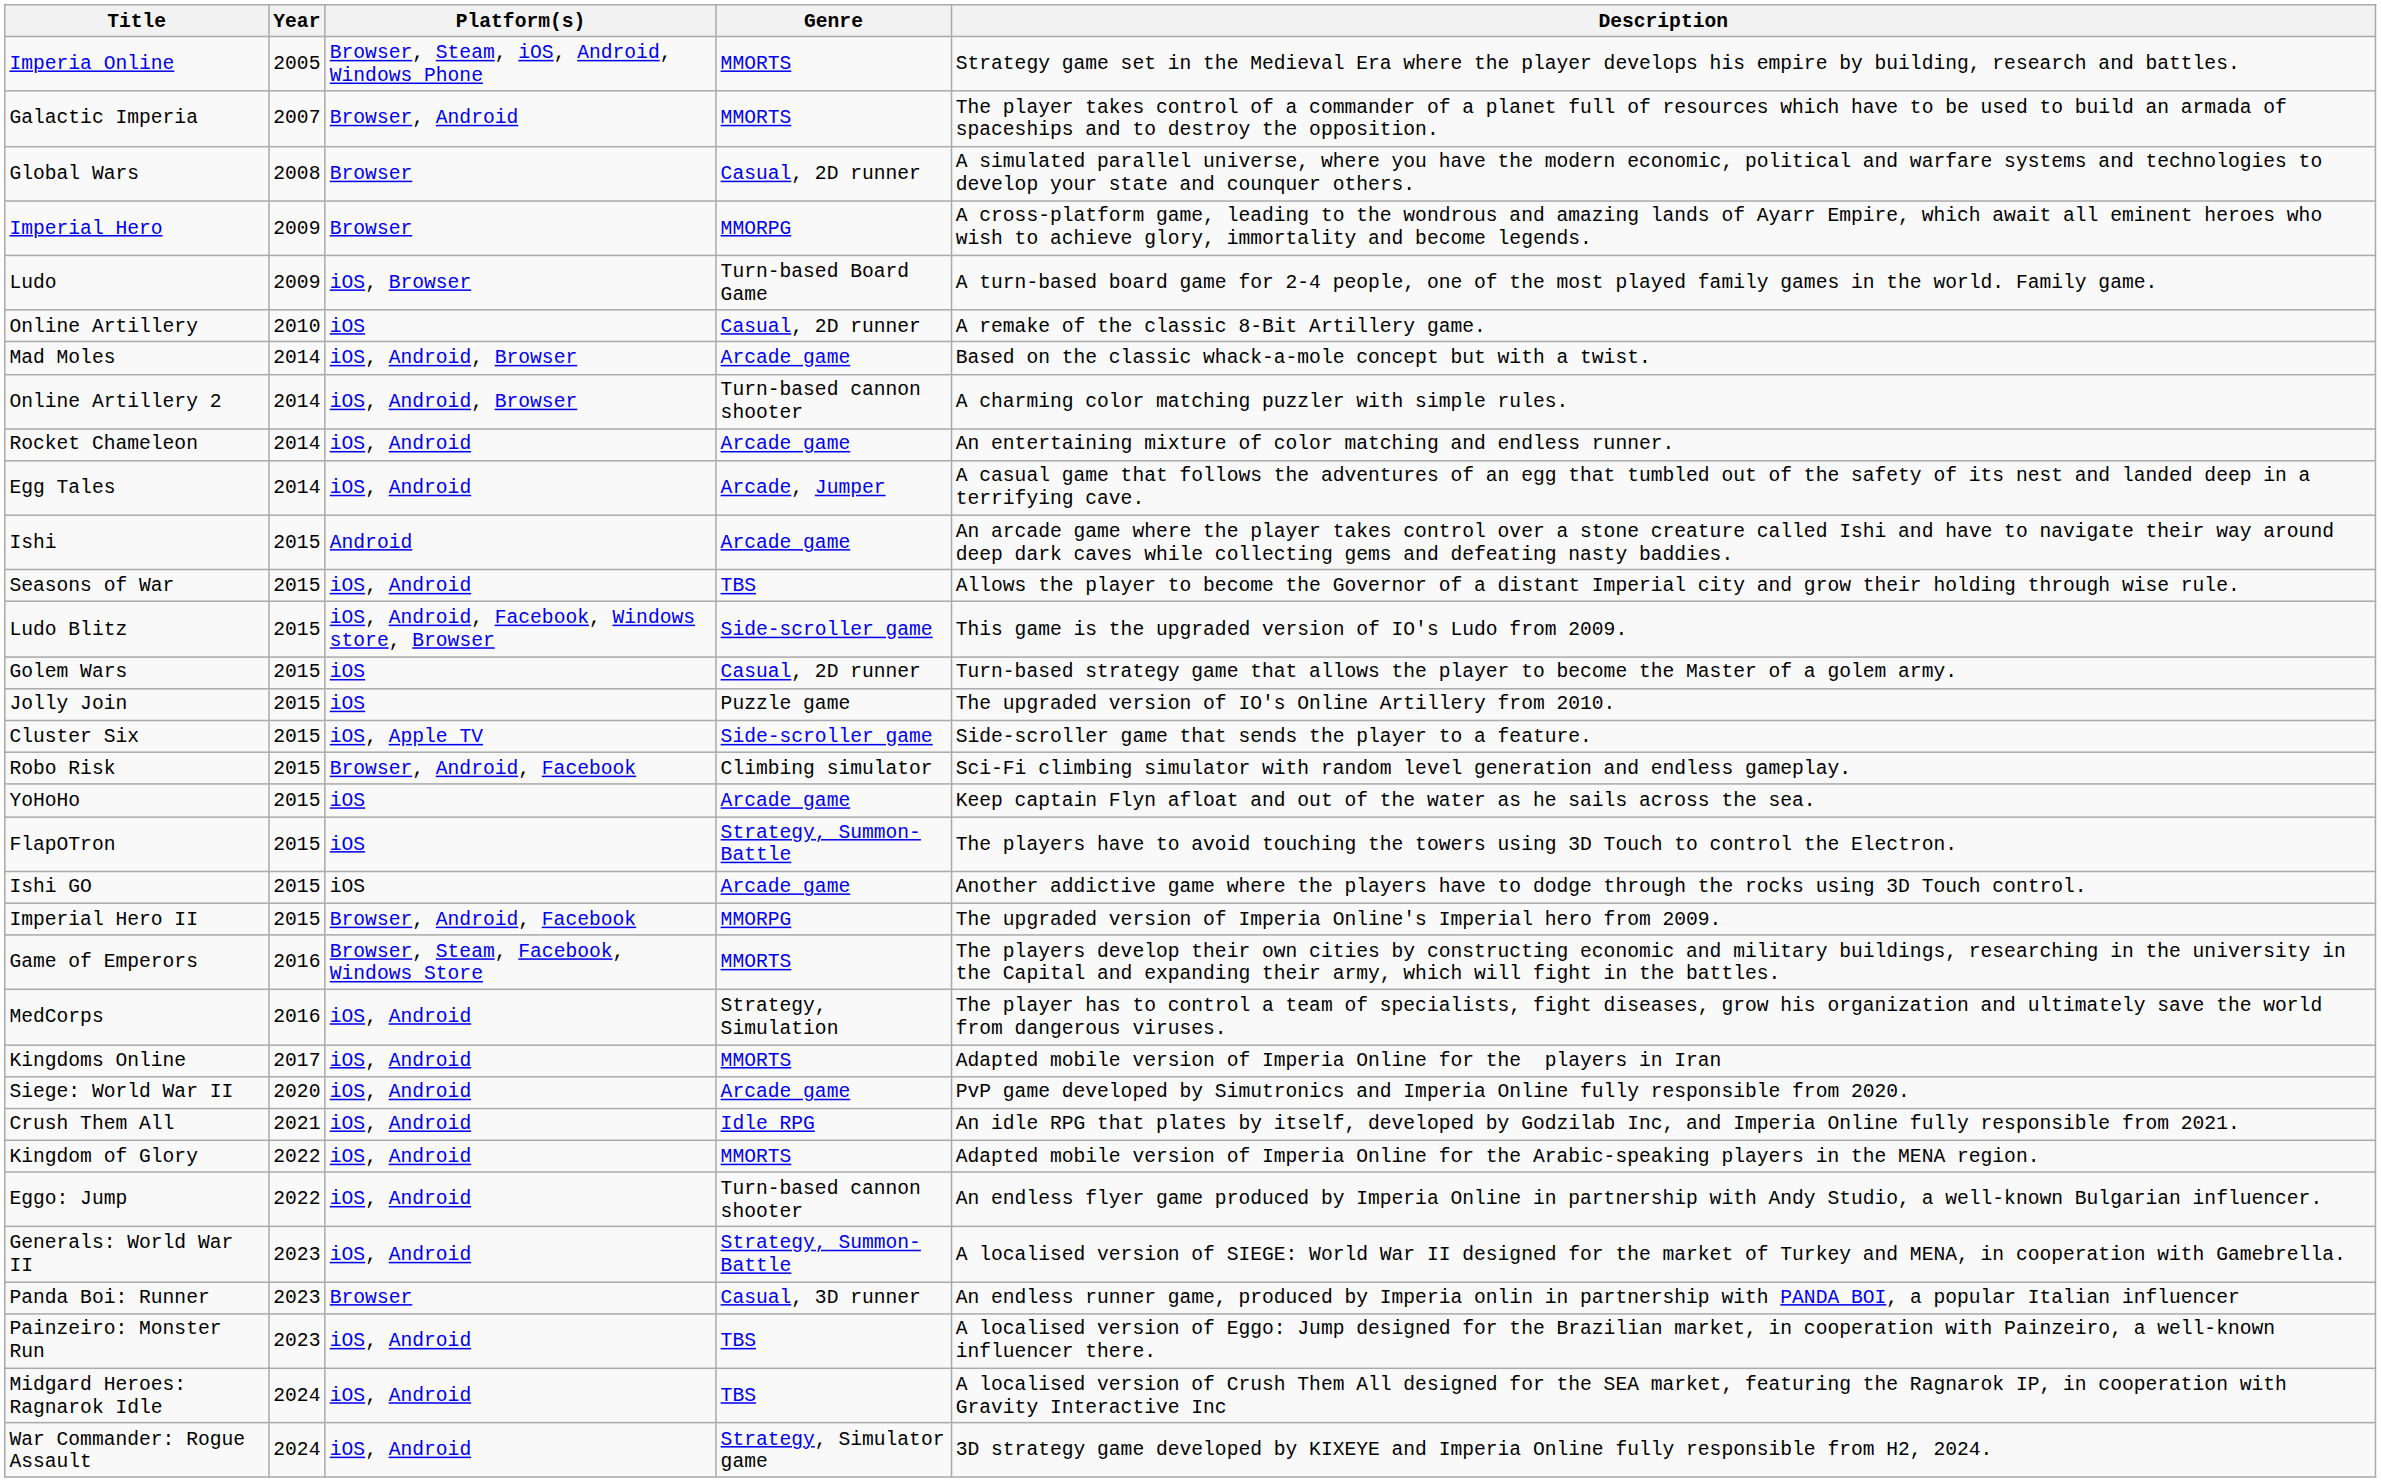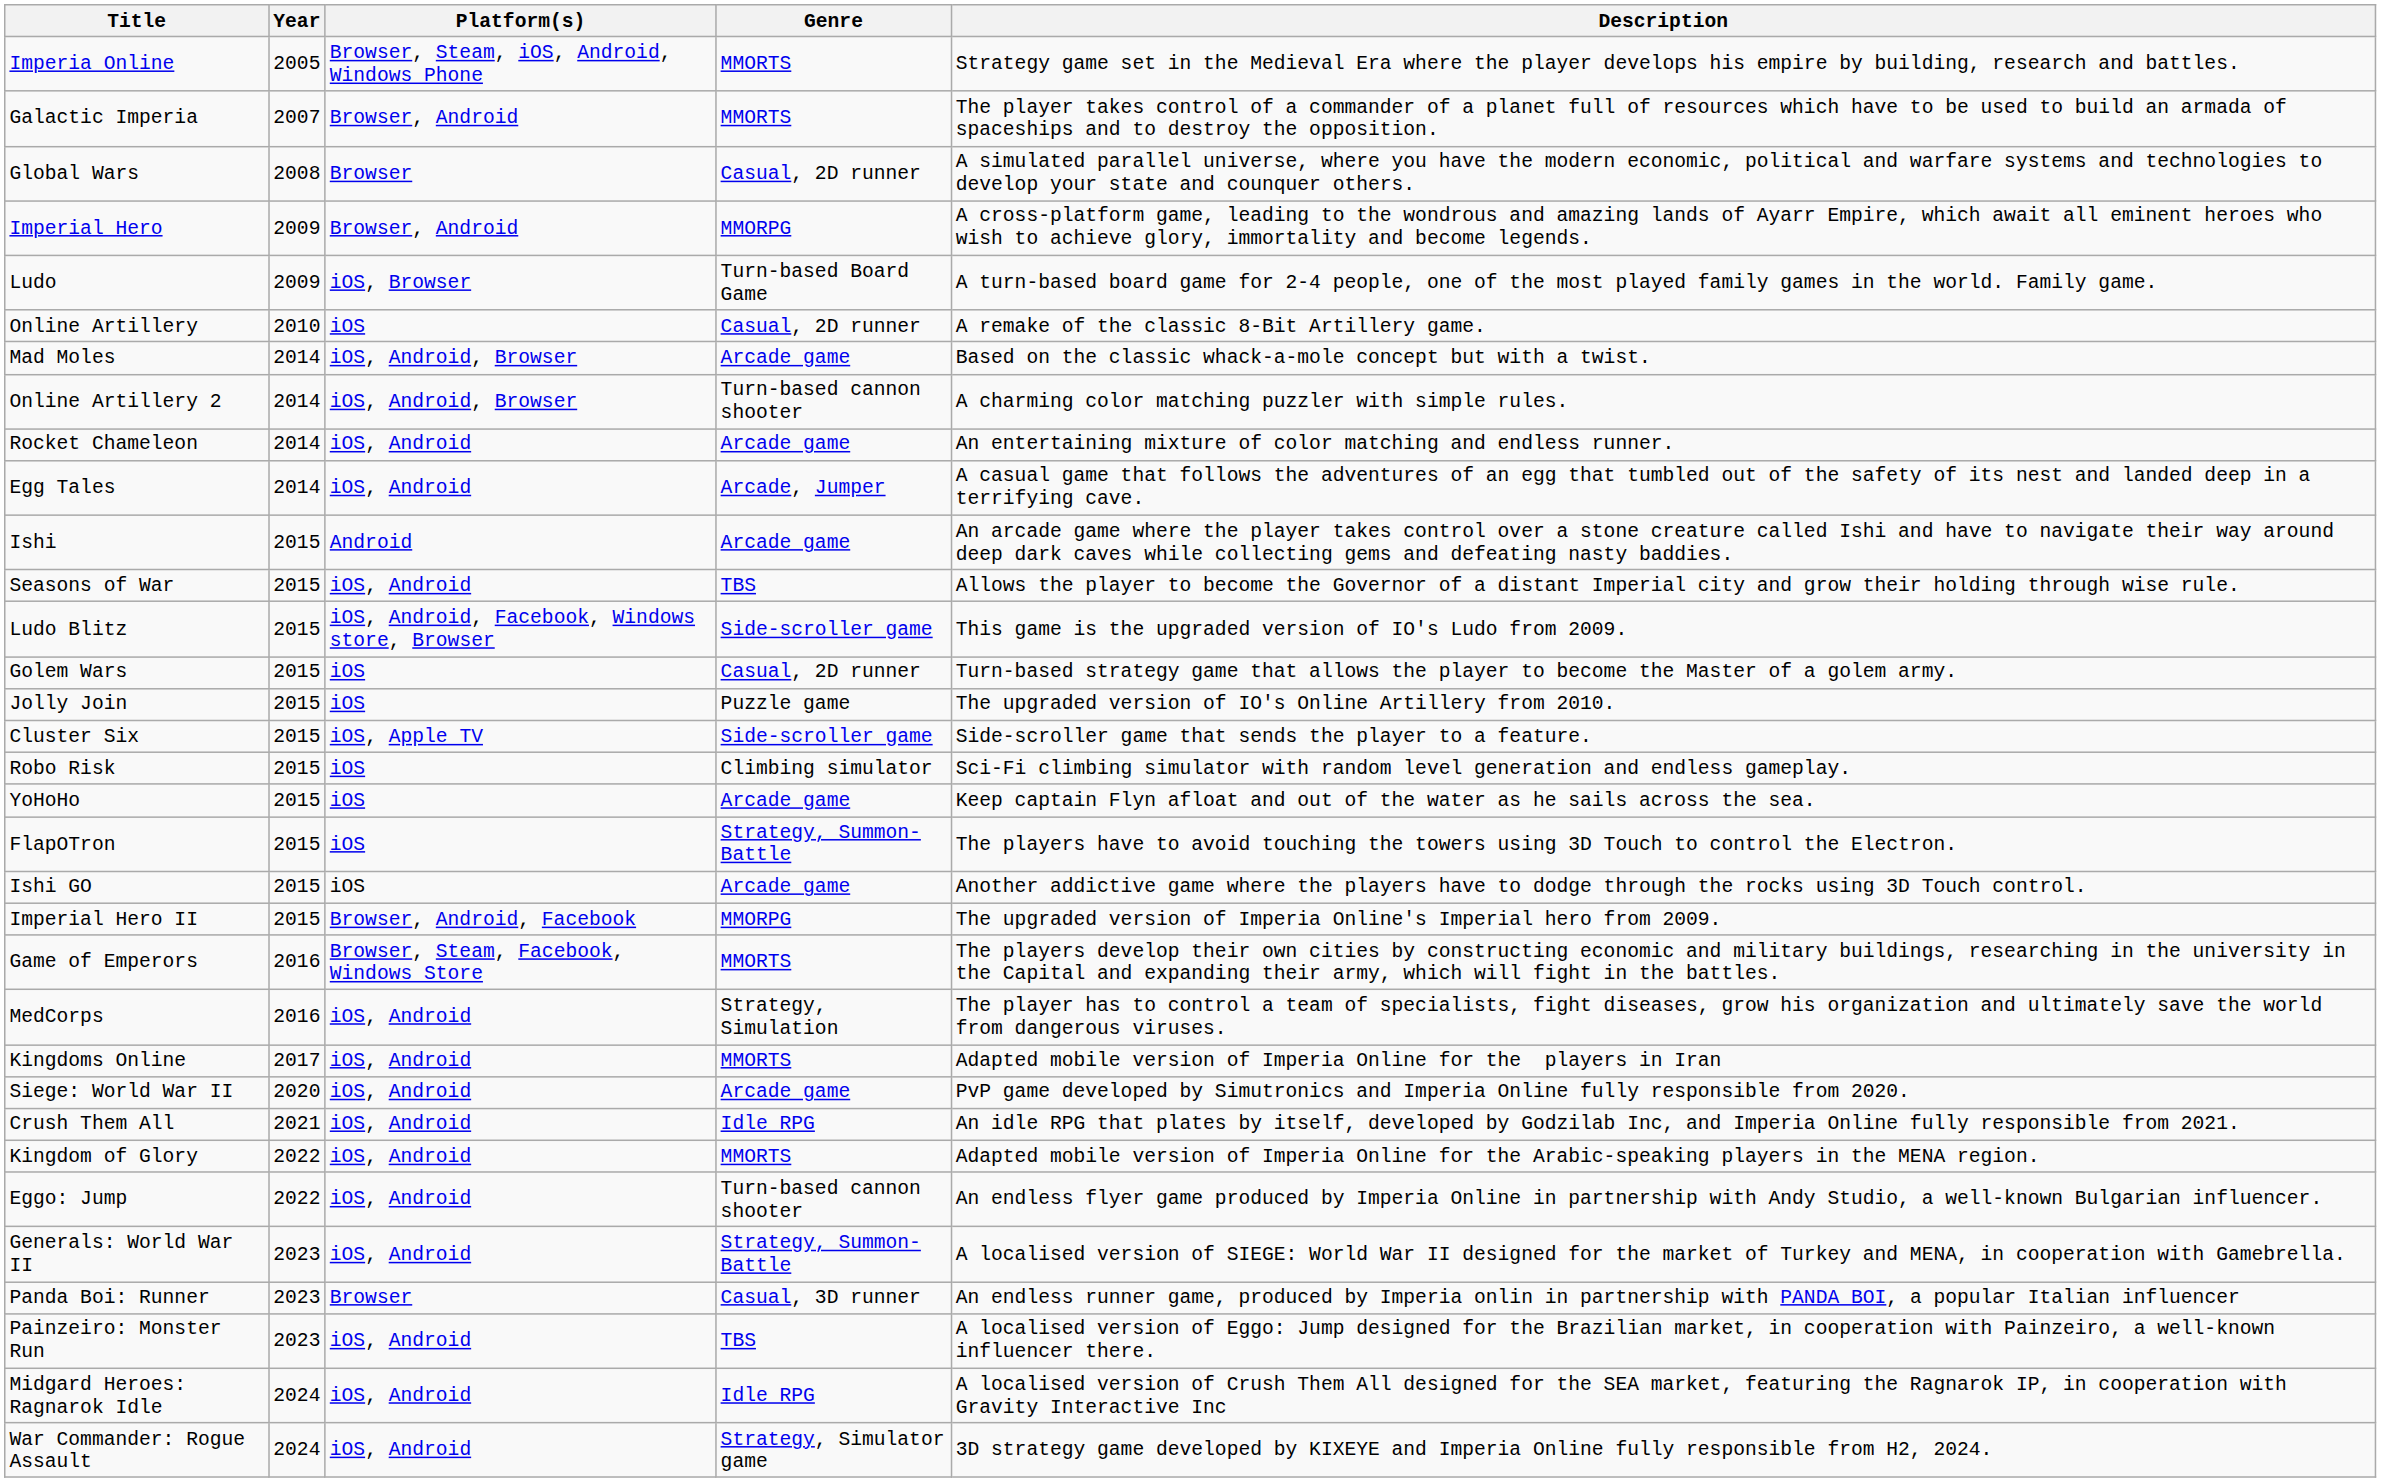(371, 228) Browser -> (424, 228) Browser, Android
(483, 768) Browser, Android, Facebook -> (347, 768) iOS
(738, 1396) TBS -> (768, 1396) Idle RPG
